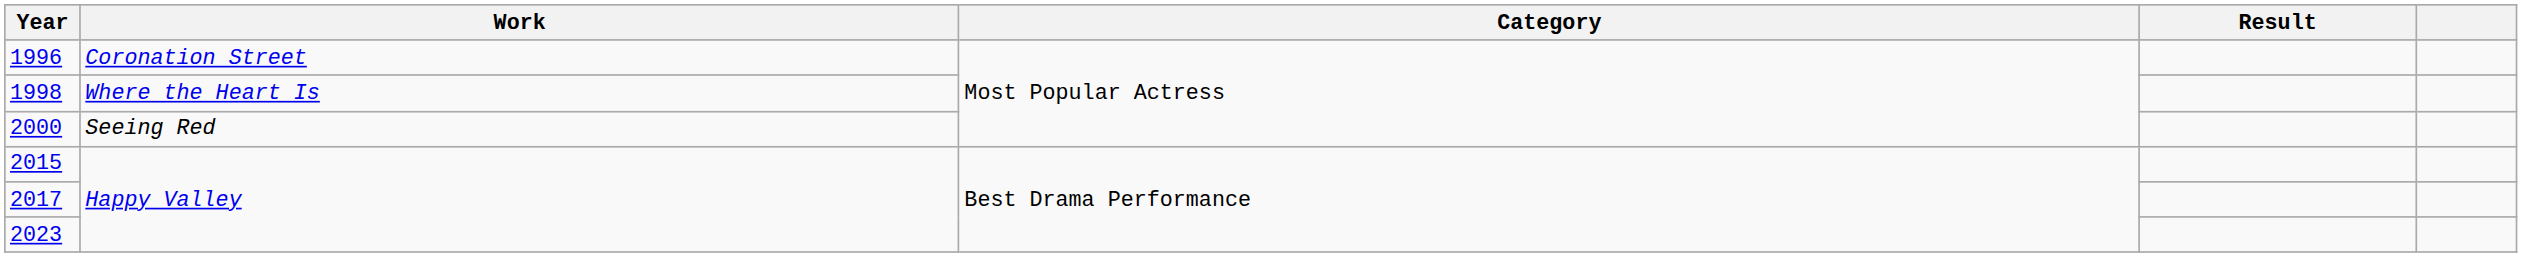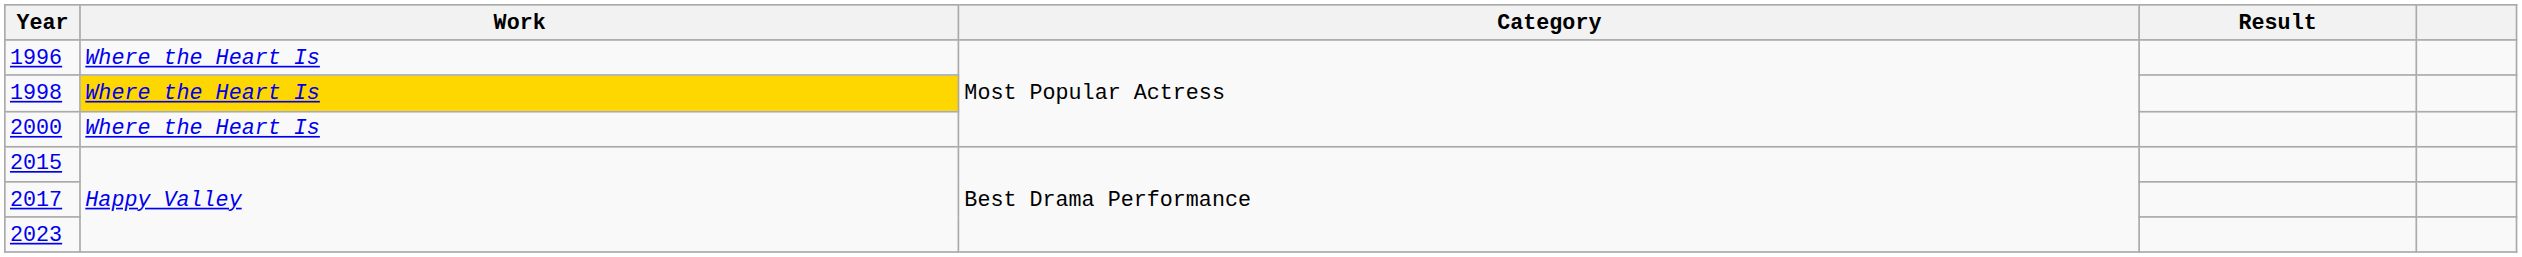(196, 58) Coronation Street -> (203, 58) Where the Heart Is
(203, 93) no background -> (203, 93) gold background
(150, 129) Seeing Red -> (203, 129) Where the Heart Is
